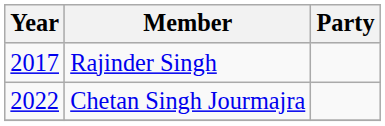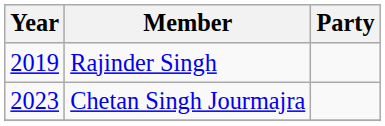(35, 62) 2017 -> (35, 62) 2019
(35, 100) 2022 -> (35, 100) 2023
